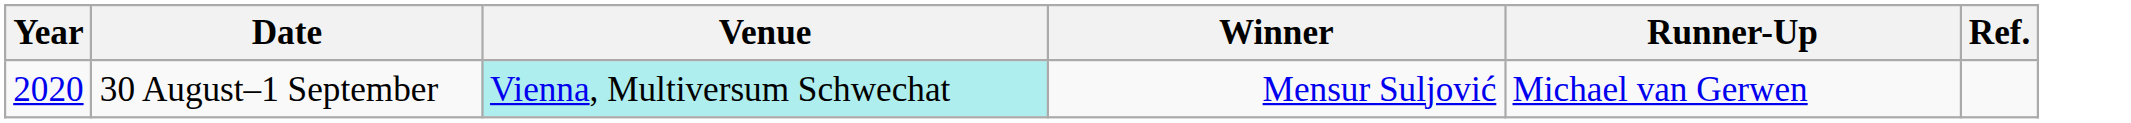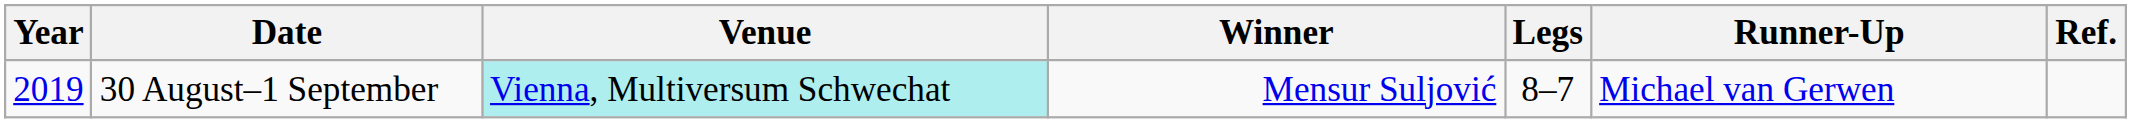+ column: (1548, 32)
(48, 88) 2020 -> (48, 88) 2019
